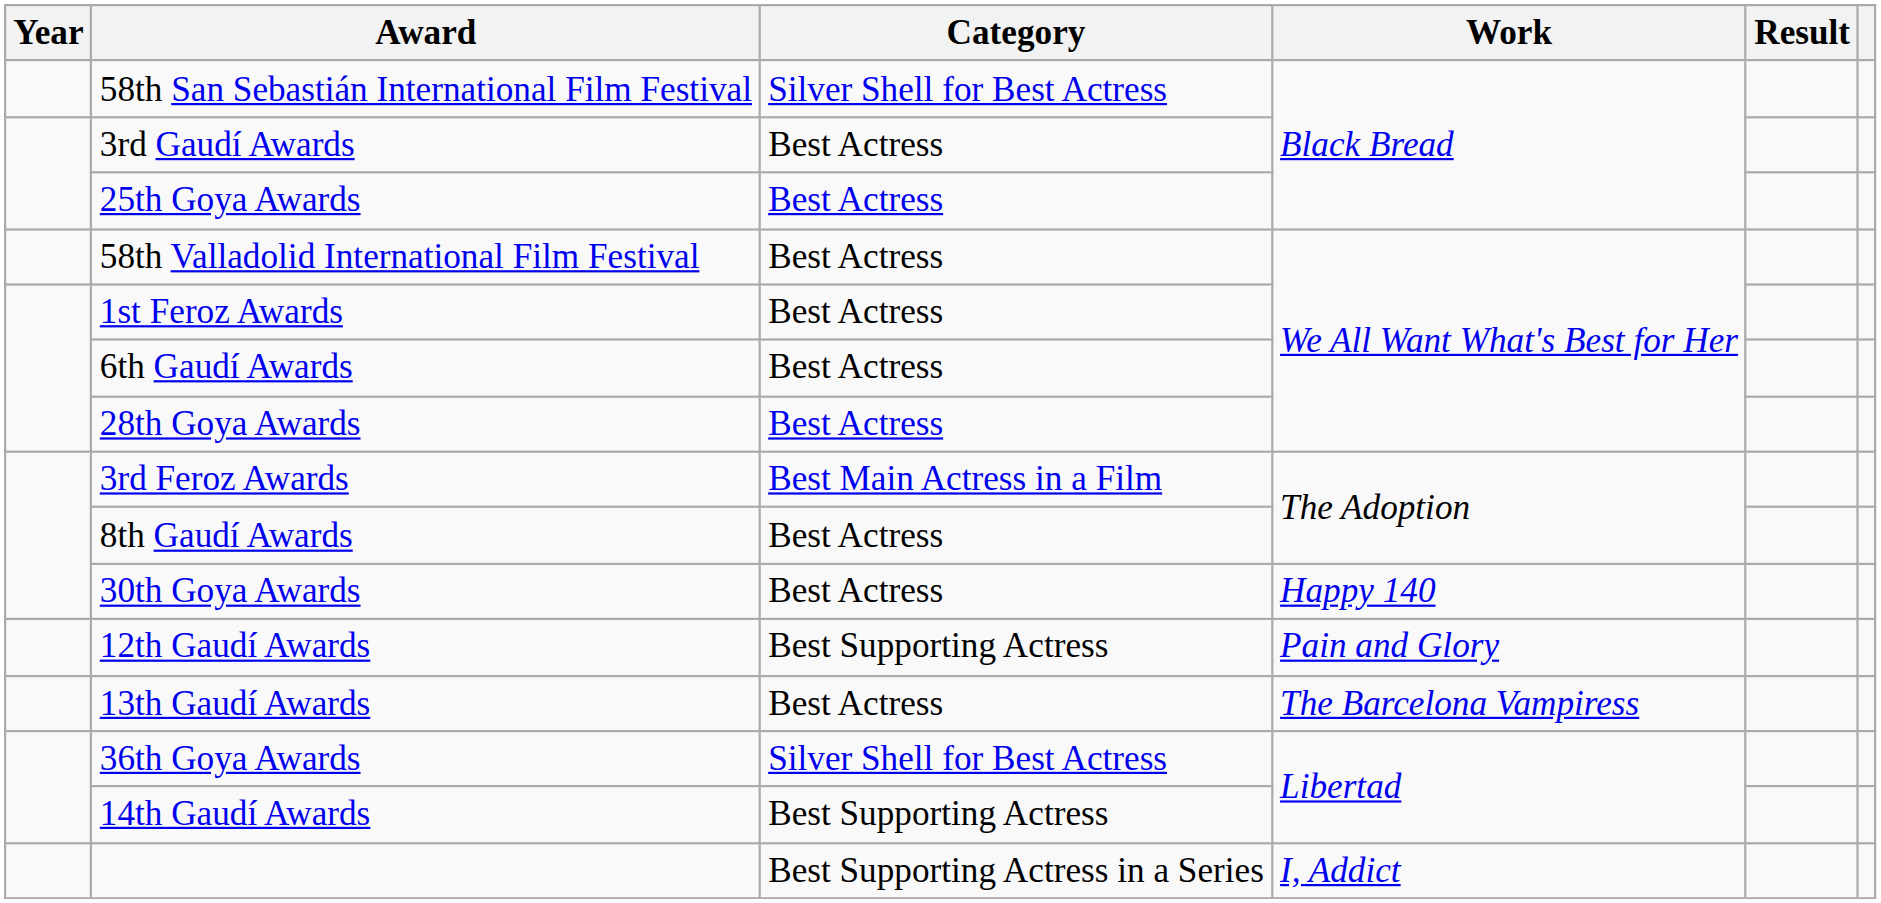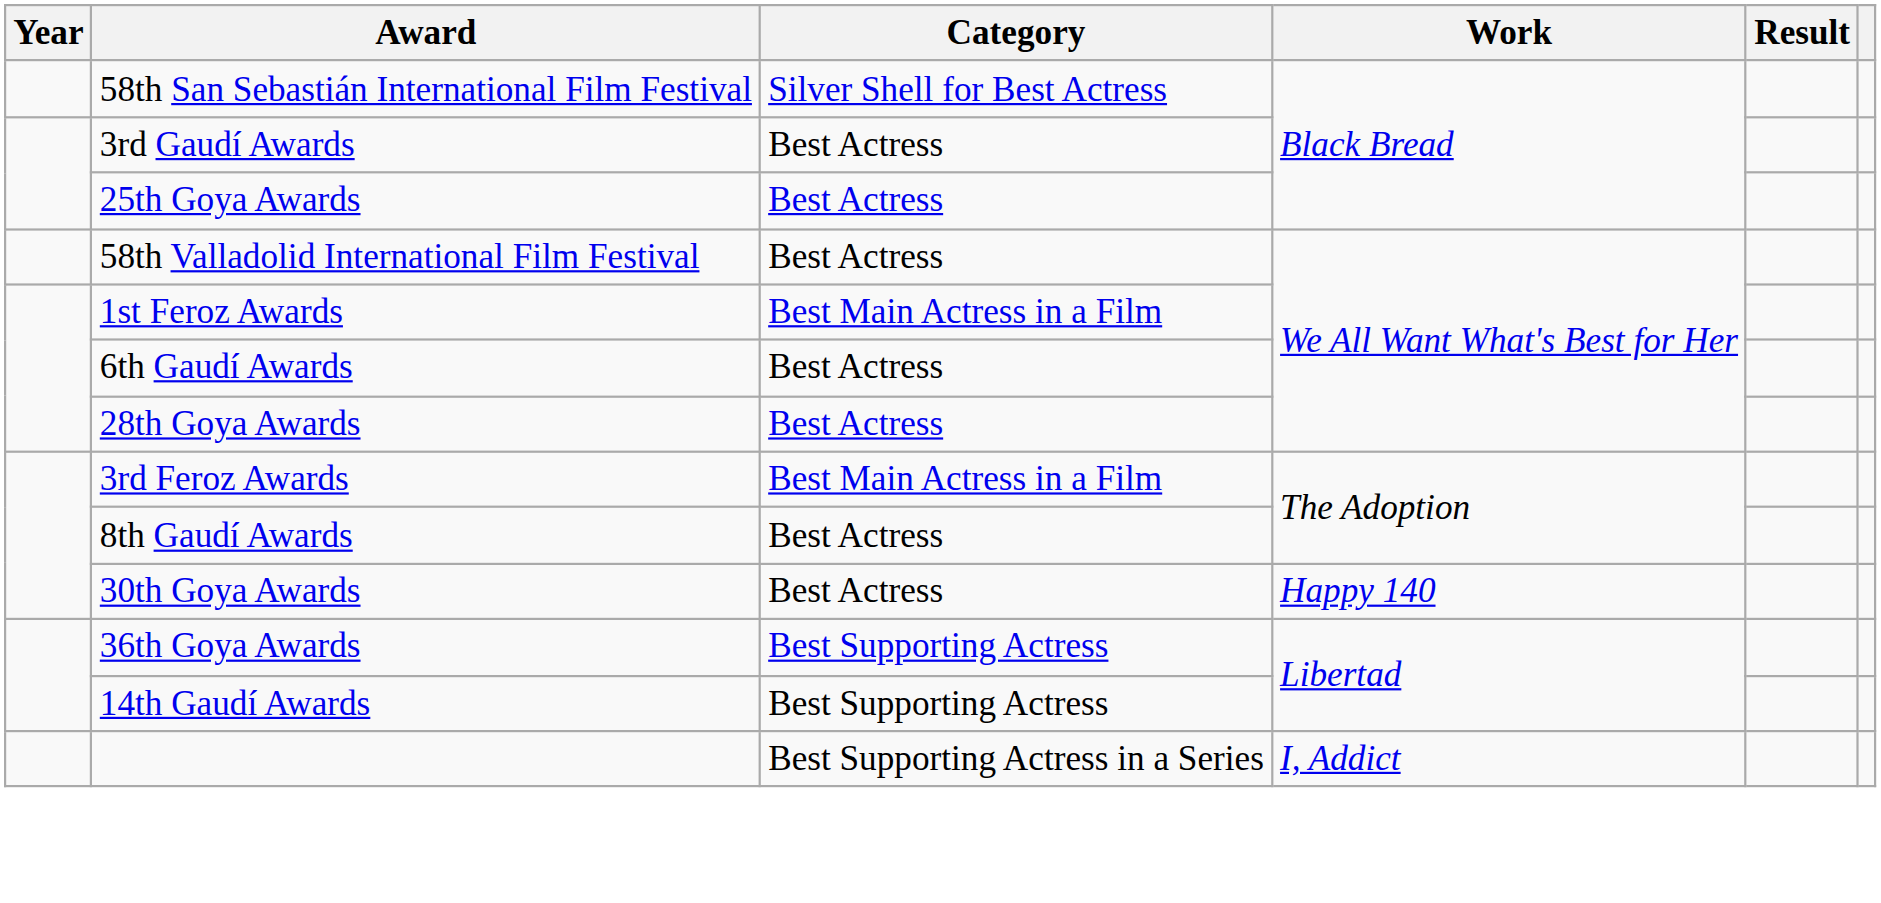(856, 311) Best Actress -> (965, 311) Best Main Actress in a Film
- row: (235, 646)
- row: (235, 702)
(968, 758) Silver Shell for Best Actress -> (938, 646) Best Supporting Actress
